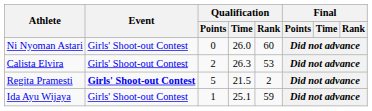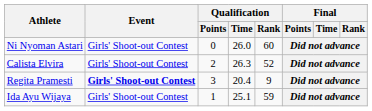(269, 63) 53 -> (269, 63) 52
(213, 80) 5 -> (213, 80) 3
(242, 80) 21.5 -> (242, 80) 20.4
(269, 80) 2 -> (269, 80) 9
